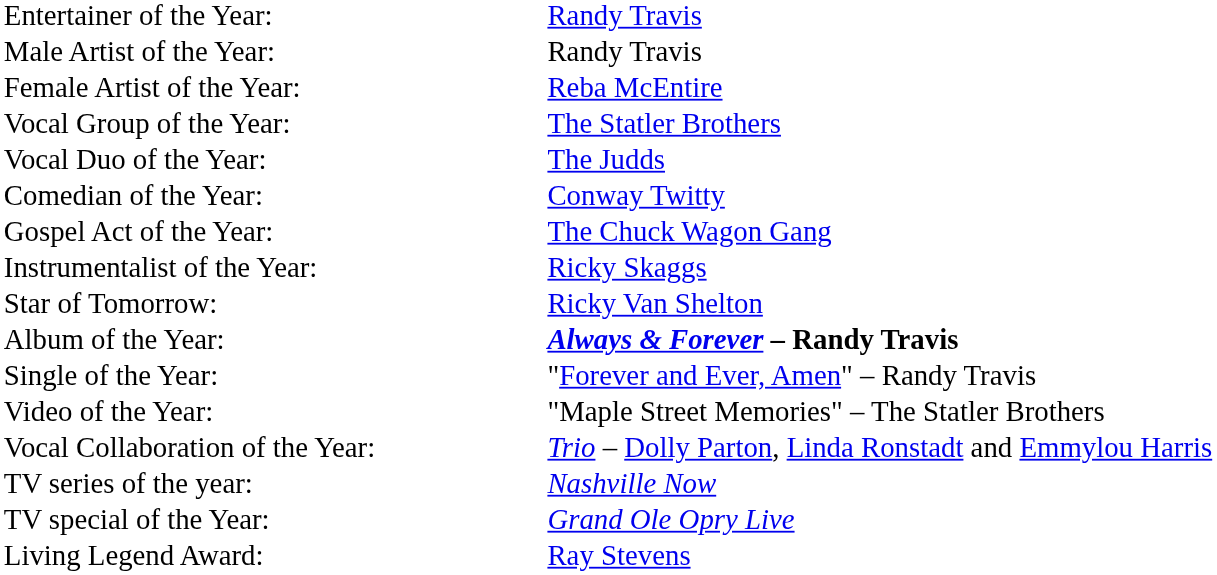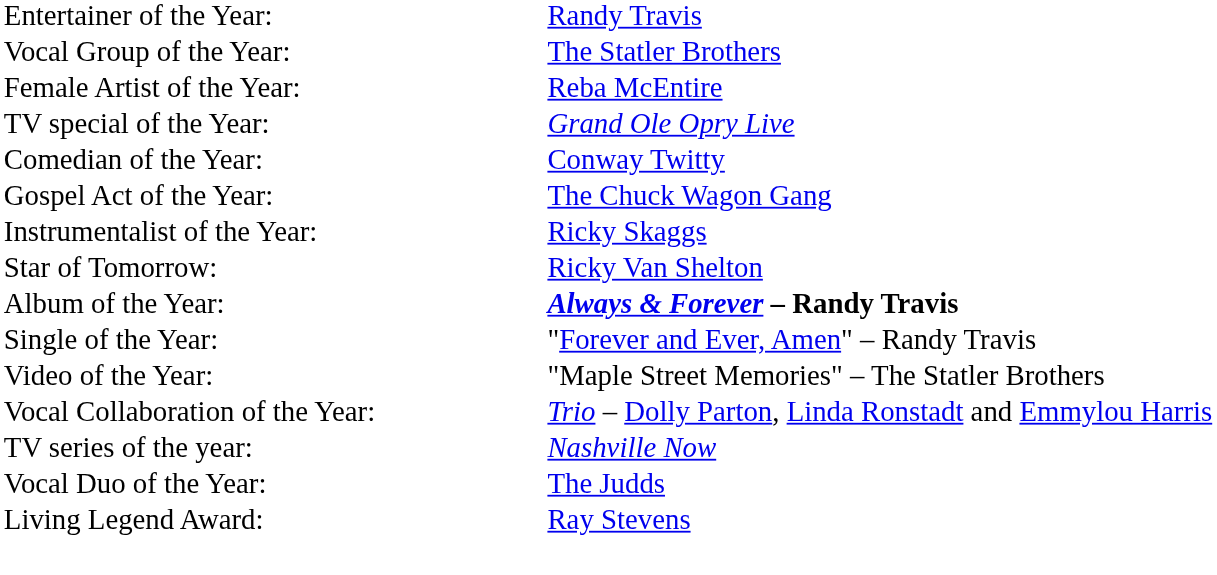- row: (139, 51)
rows swapped: (152, 87) <-> (147, 123)
rows swapped: (135, 159) <-> (137, 519)
